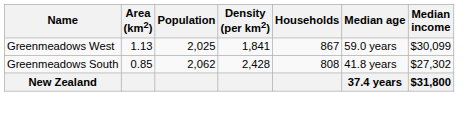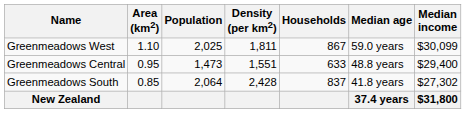(141, 46) 1.13 -> (148, 46) 1.10
(256, 46) 1,841 -> (263, 46) 1,811
+ row: (66, 64)
(201, 64) 2,062 -> (208, 82) 2,064
(330, 64) 808 -> (337, 82) 837
